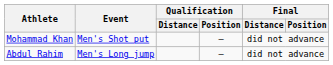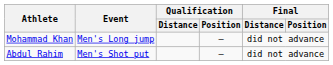(113, 39) Men's Shot put -> (116, 39) Men's Long jump
(116, 53) Men's Long jump -> (113, 53) Men's Shot put
